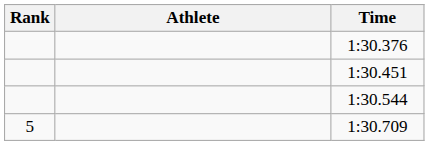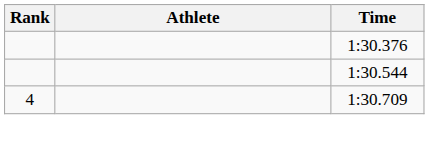- row: (377, 72)
(30, 126) 5 -> (30, 99) 4
